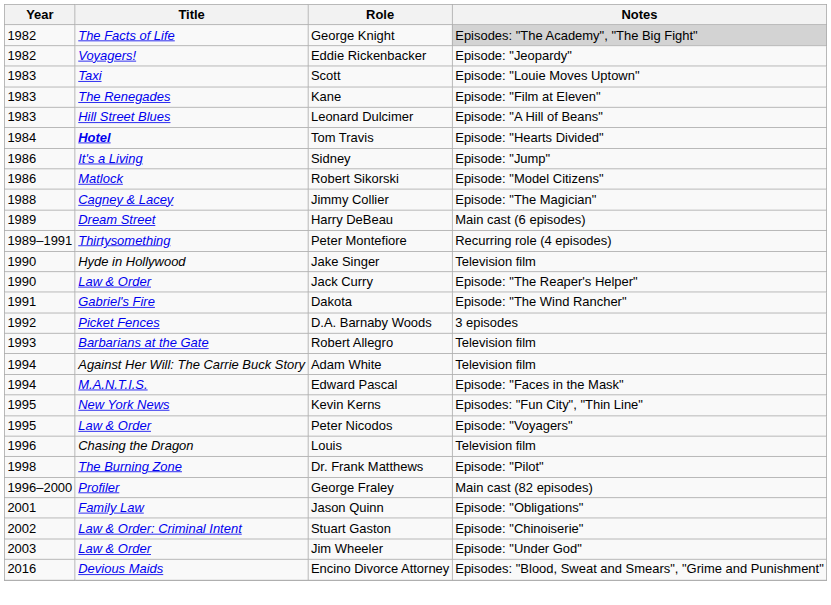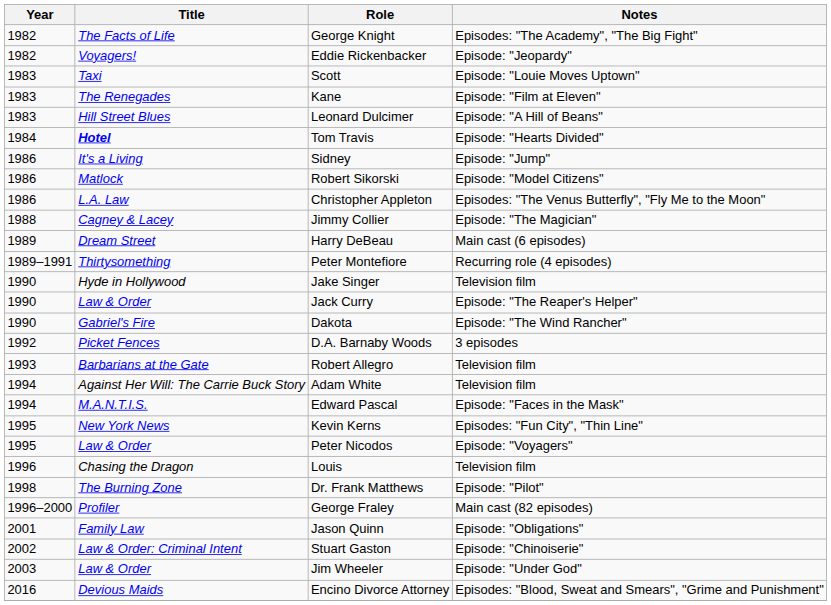(576, 35) lightgrey background -> (576, 35) no background
+ row: (371, 199)
(22, 302) 1991 -> (22, 323) 1990
